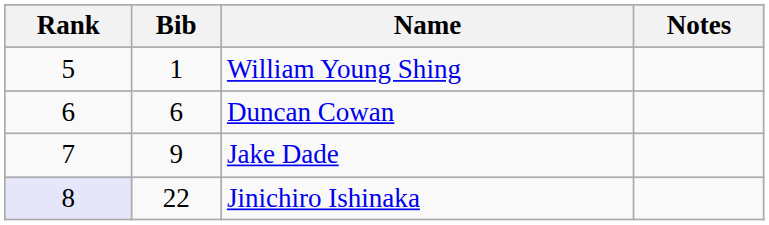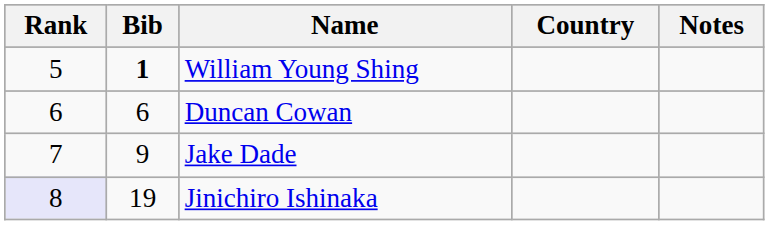+ column: (585, 25)
(176, 68) normal -> (143, 68) bold
(176, 197) 22 -> (143, 197) 19
